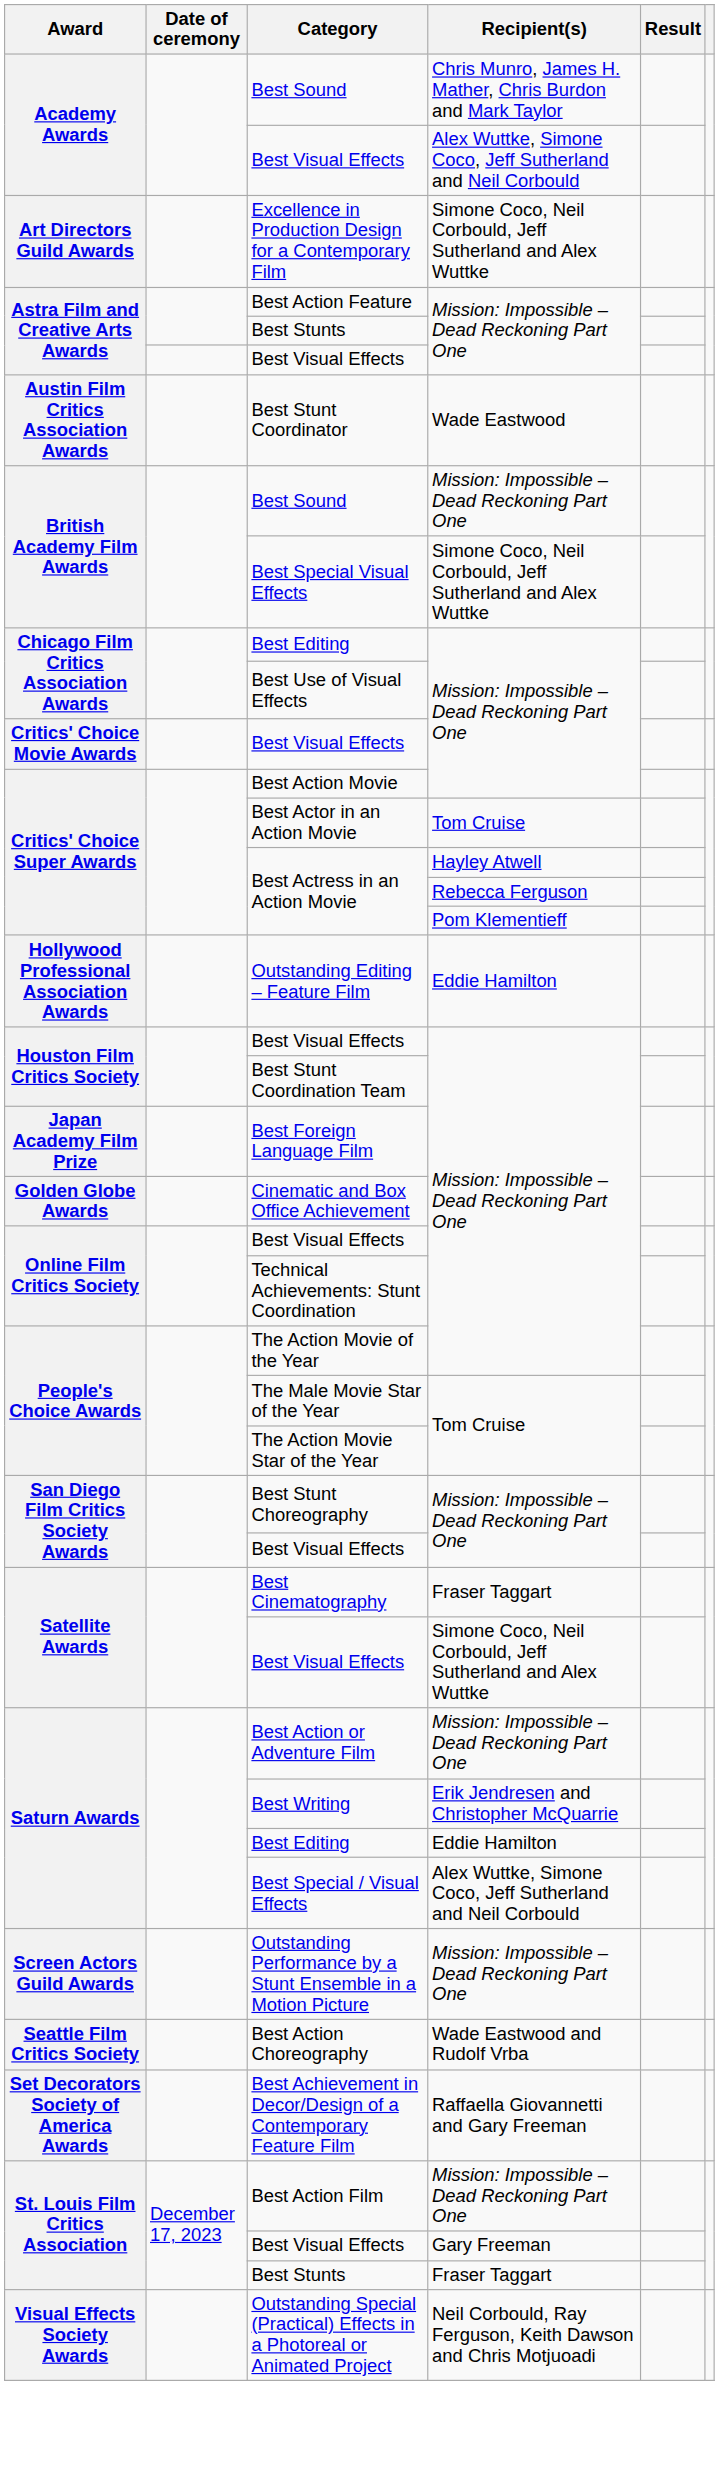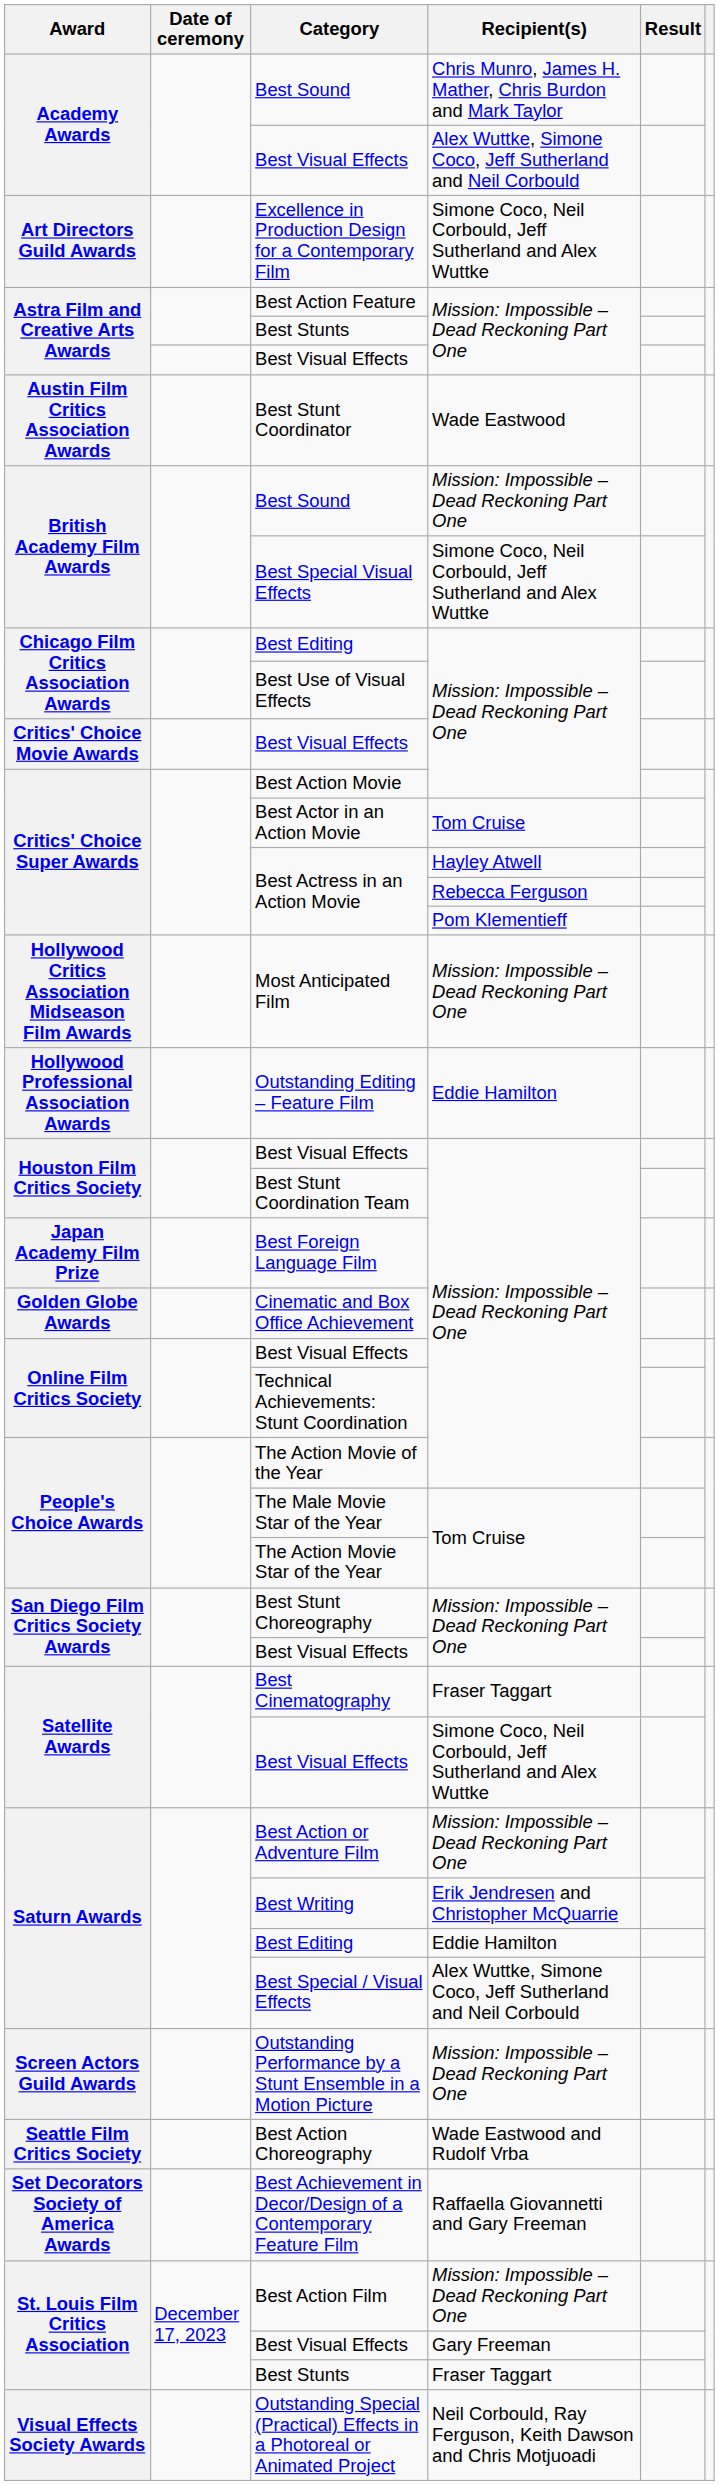+ row: (77, 991)
